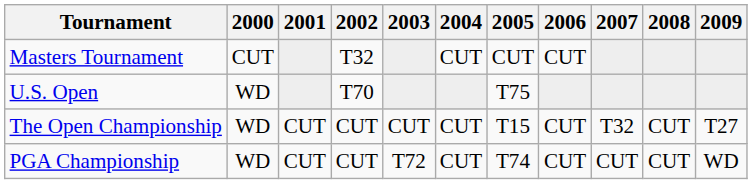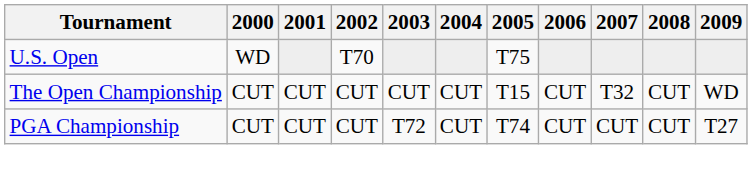- row: (96, 56)
(253, 126) WD -> (253, 91) CUT
(721, 126) T27 -> (721, 91) WD
(253, 161) WD -> (253, 126) CUT
(721, 161) WD -> (721, 126) T27
